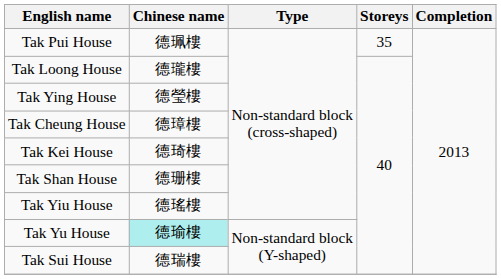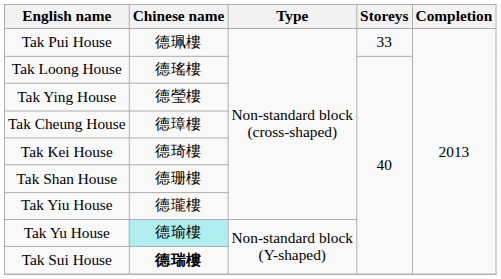(384, 42) 35 -> (384, 42) 33
(178, 69) 德瓏樓 -> (178, 69) 德瑤樓
(178, 205) 德瑤樓 -> (178, 205) 德瓏樓
(178, 259) normal -> (178, 259) bold
